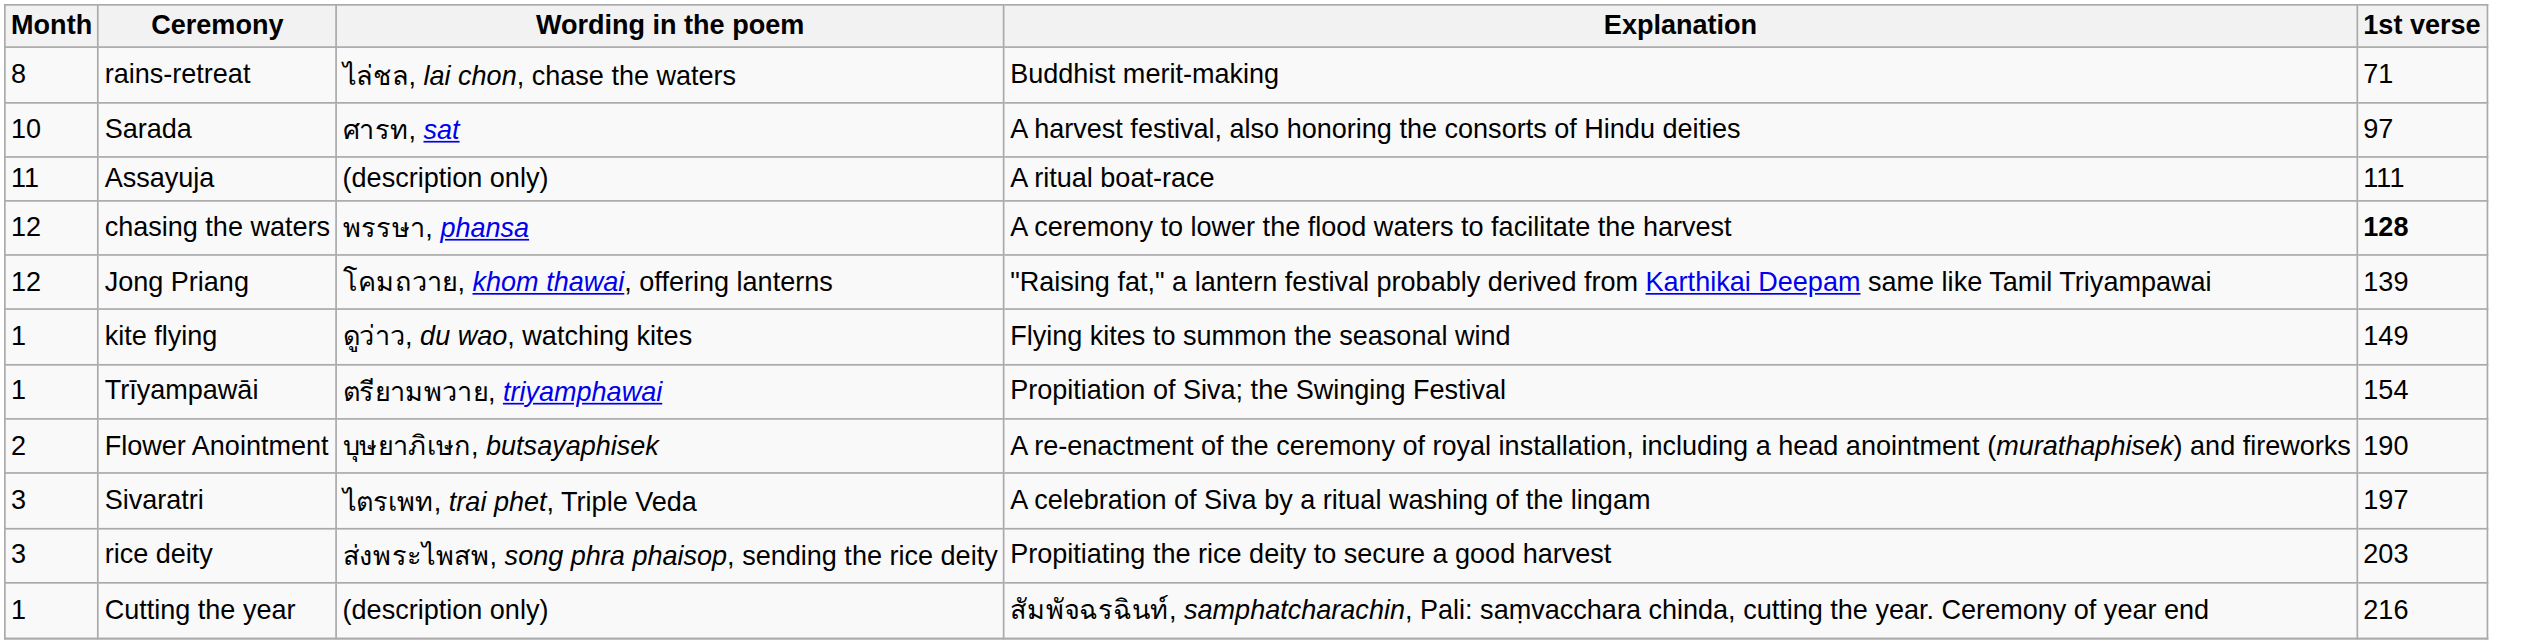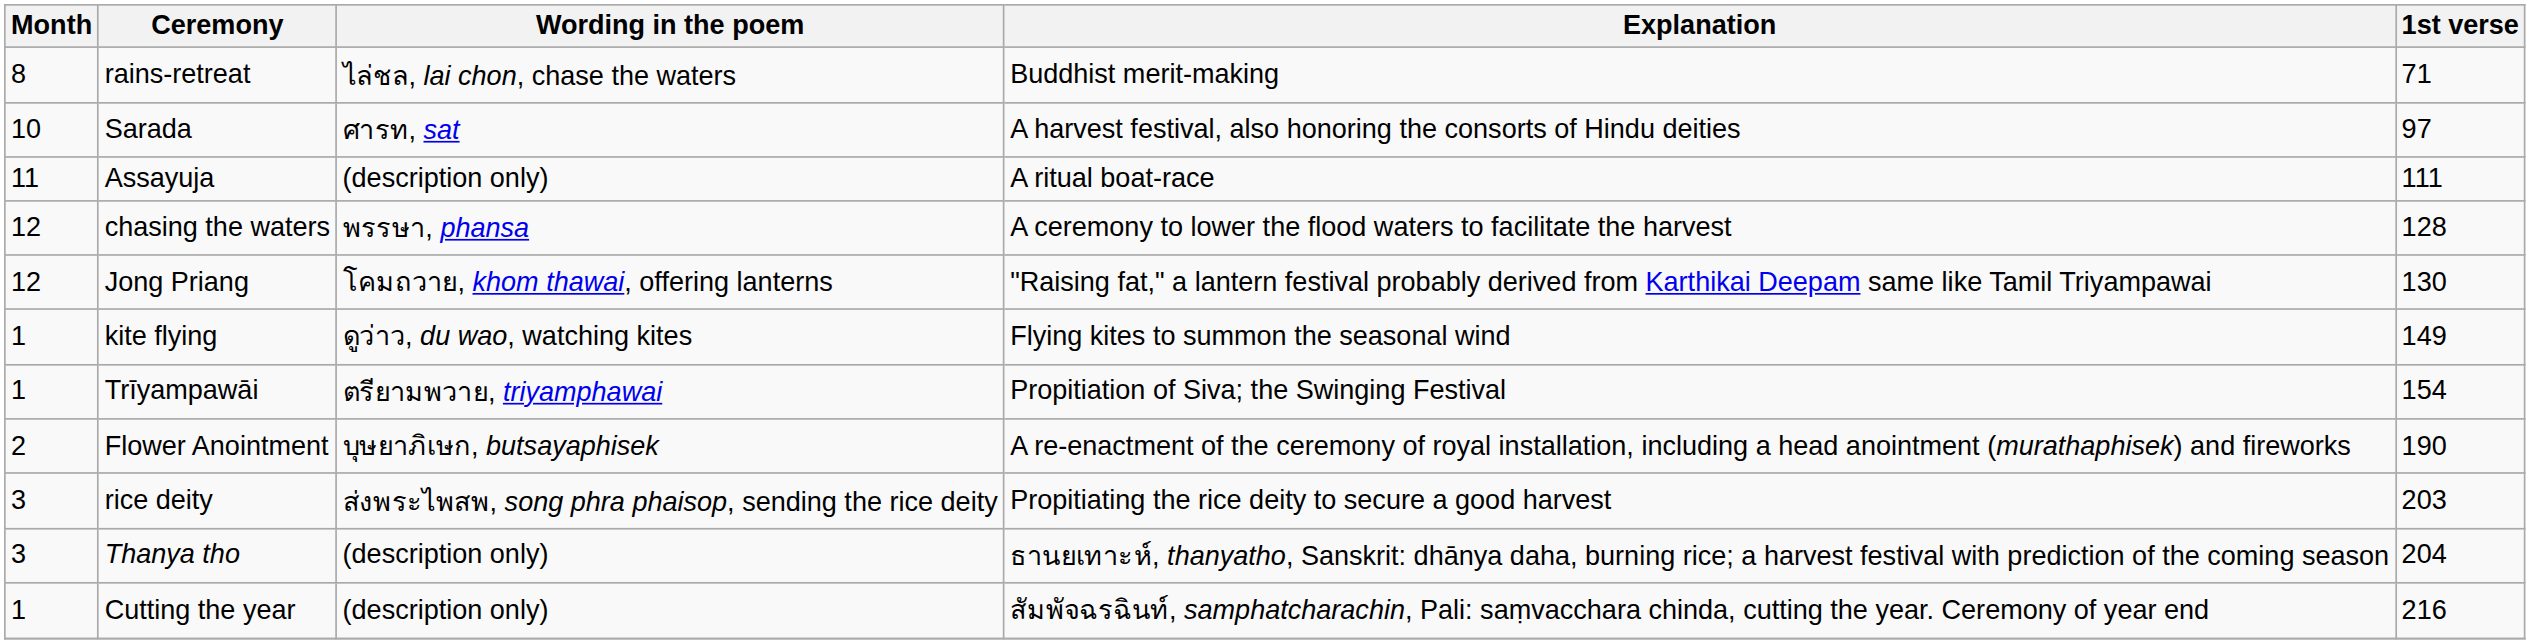(2386, 227) bold -> (2424, 227) normal
(2386, 281) 139 -> (2424, 281) 130
- row: (154, 500)
+ row: (172, 555)
